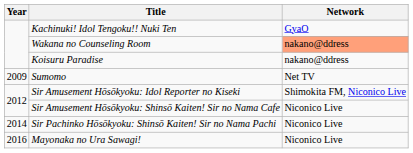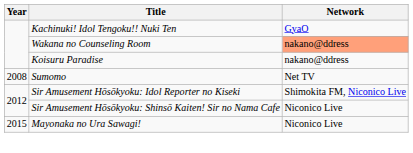(17, 76) 2009 -> (17, 76) 2008
- row: (154, 124)
(17, 140) 2016 -> (17, 124) 2015
